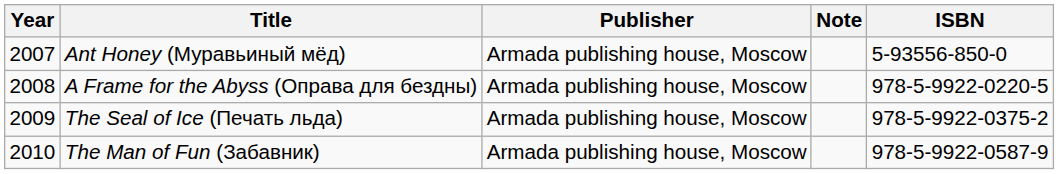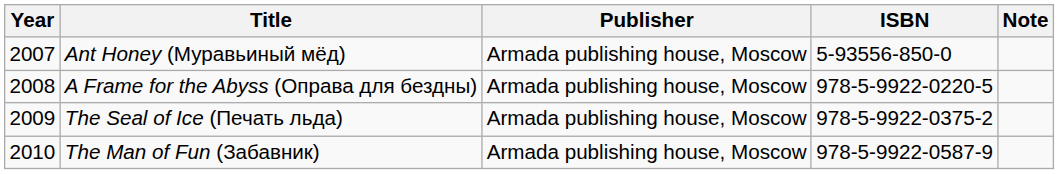columns swapped: (960, 20) <-> (839, 20)
